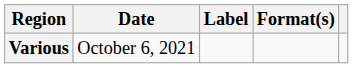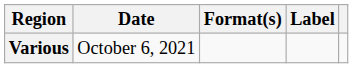columns swapped: (296, 18) <-> (226, 18)
